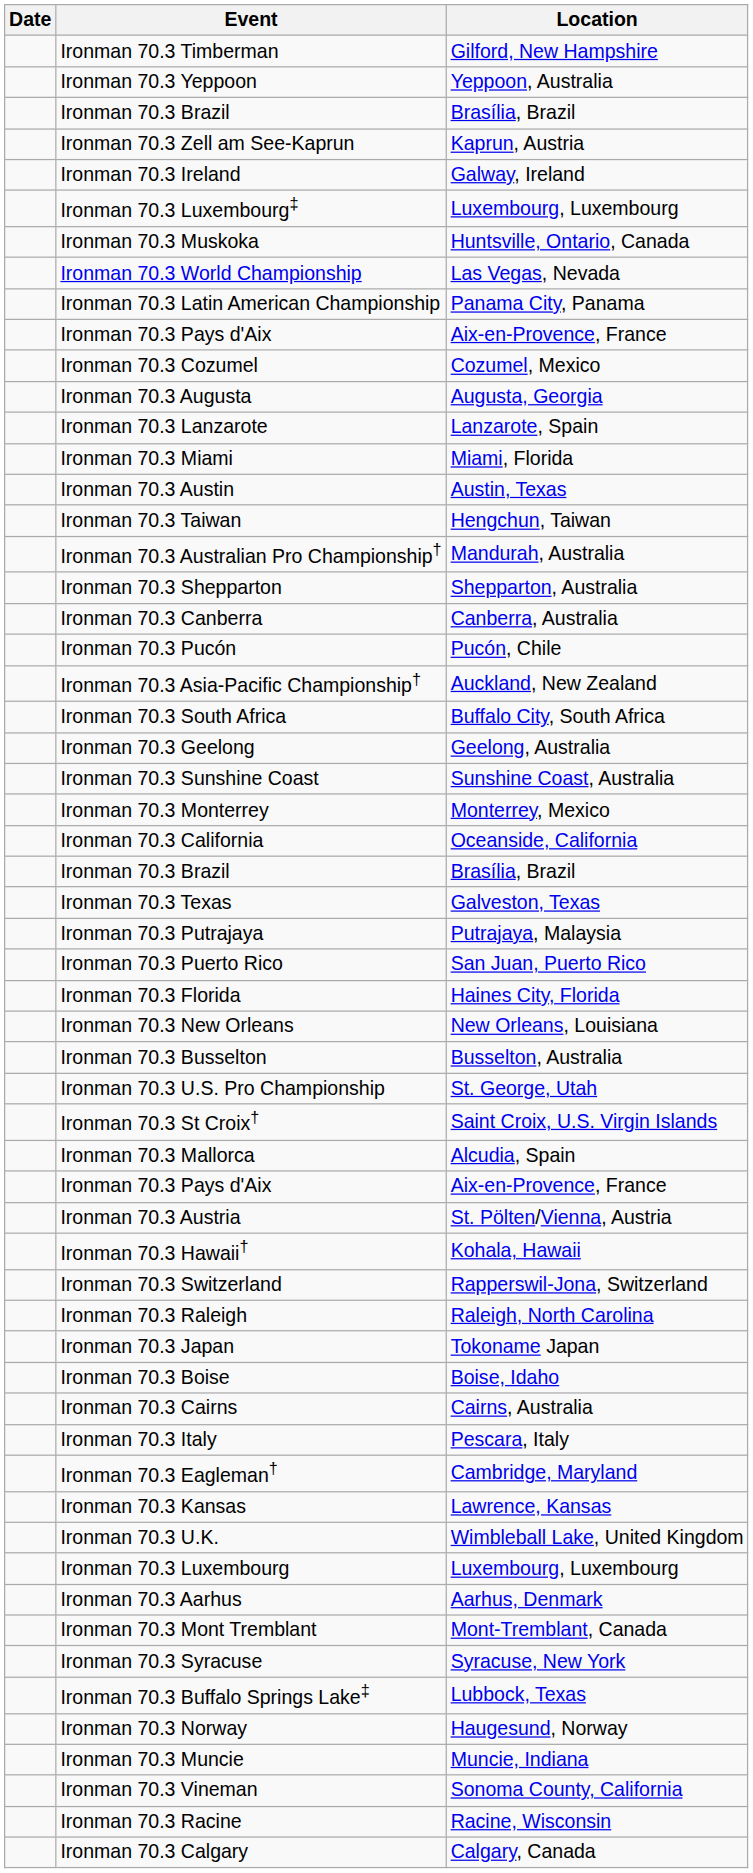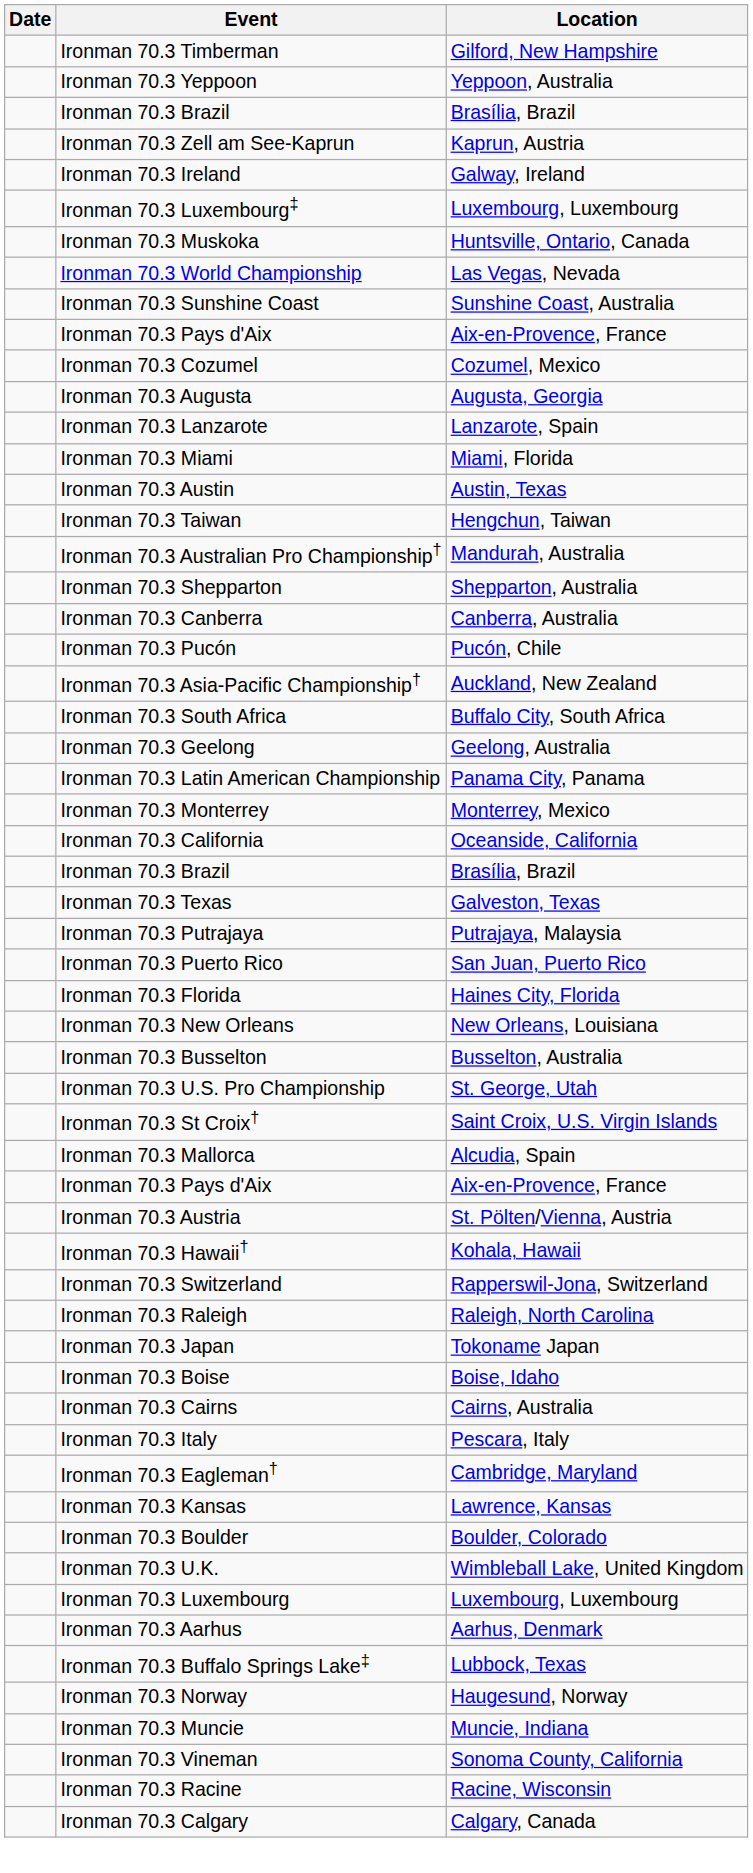rows swapped: (190, 778) <-> (250, 303)
+ row: (154, 1537)
- row: (188, 1630)
- row: (161, 1661)
